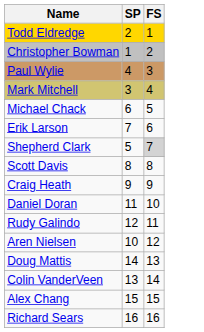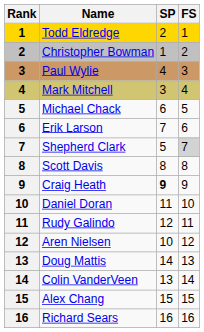+ column: (22, 14)
(128, 185) normal -> (163, 185) bold
